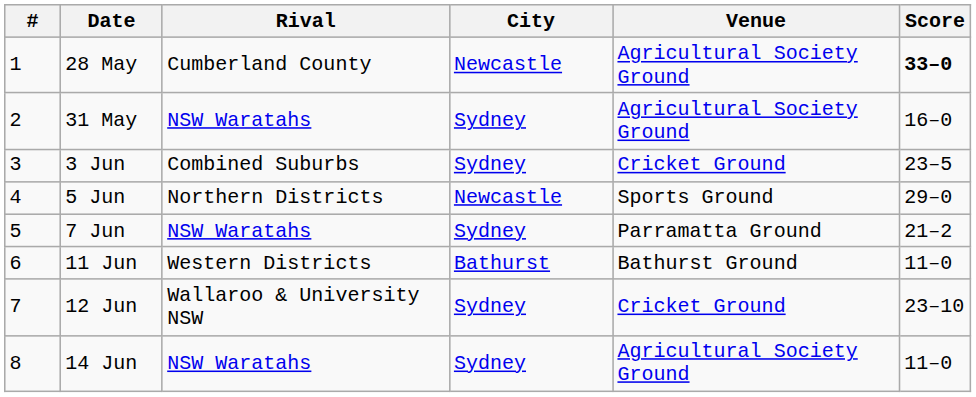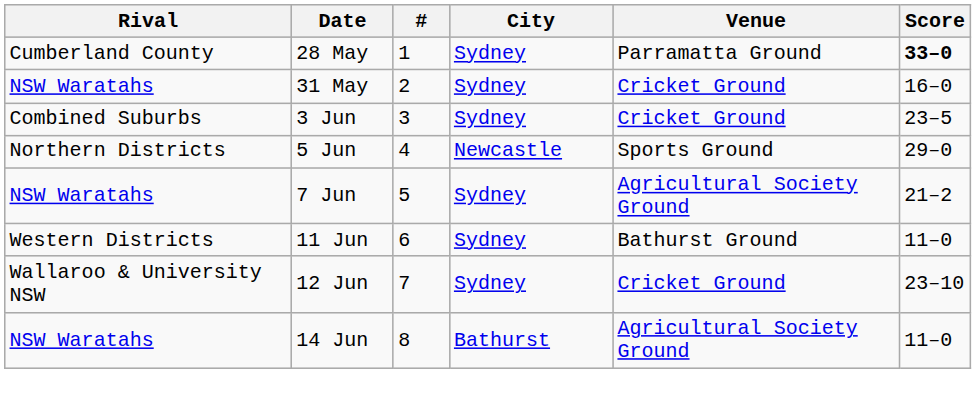columns swapped: (33, 21) <-> (306, 21)
(508, 65) Newcastle -> (490, 54) Sydney
(738, 65) Agricultural Society Ground -> (720, 54) Parramatta Ground
(738, 121) Agricultural Society Ground -> (702, 86) Cricket Ground
(720, 230) Parramatta Ground -> (738, 196) Agricultural Society Ground
(502, 263) Bathurst -> (490, 240) Sydney
(490, 363) Sydney -> (502, 340) Bathurst
